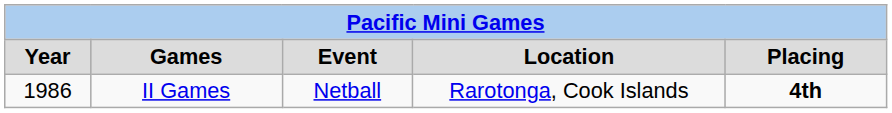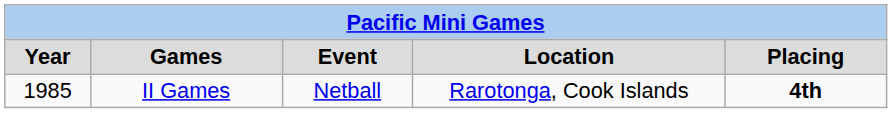(48, 91) 1986 -> (48, 91) 1985
